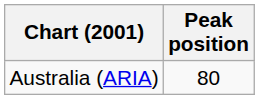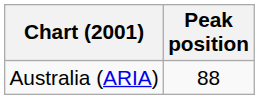(209, 77) 80 -> (209, 77) 88
